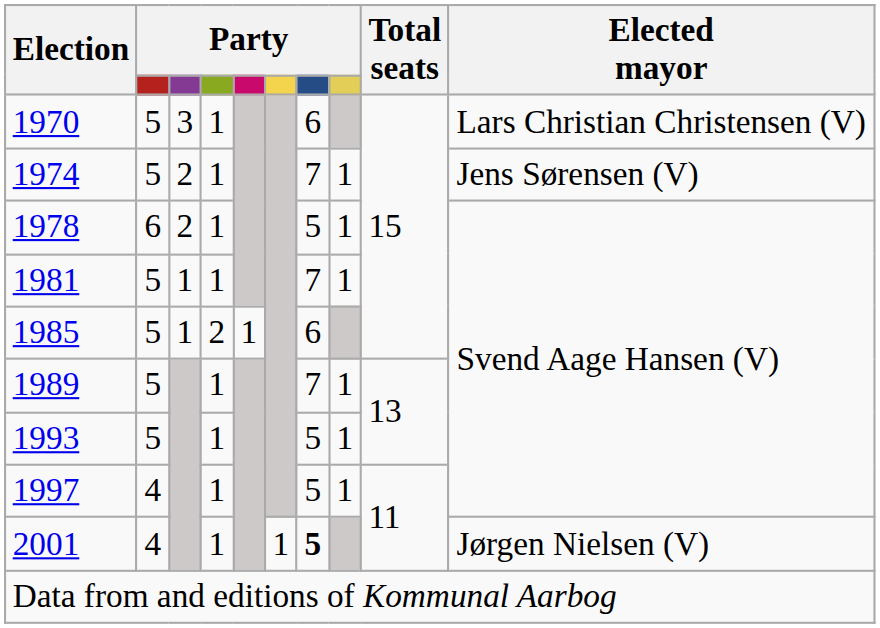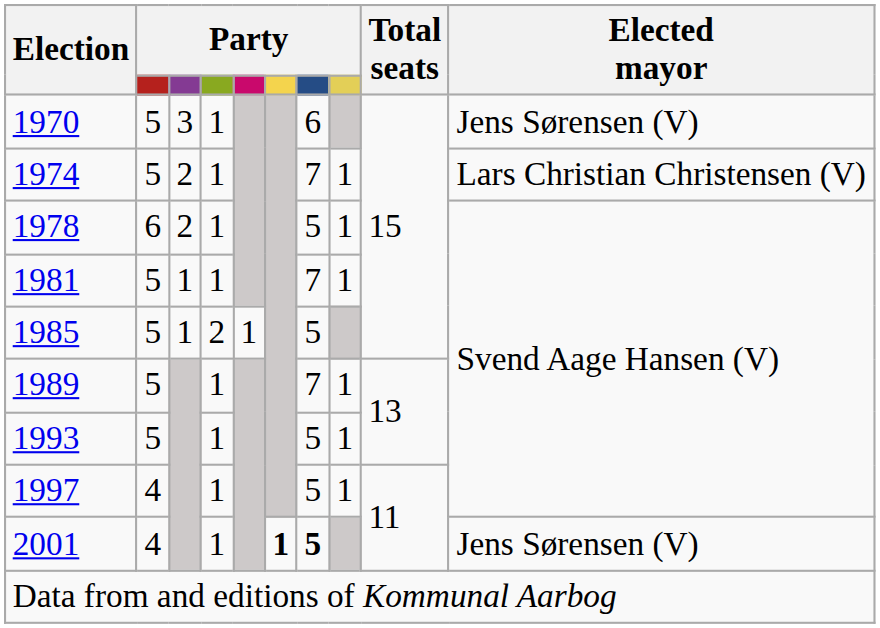(661, 121) Lars Christian Christensen (V) -> (578, 121) Jens Sørensen (V)
(578, 173) Jens Sørensen (V) -> (661, 173) Lars Christian Christensen (V)
(313, 332) 6 -> (313, 332) 5
(281, 543) normal -> (281, 543) bold
(583, 543) Jørgen Nielsen (V) -> (578, 543) Jens Sørensen (V)
